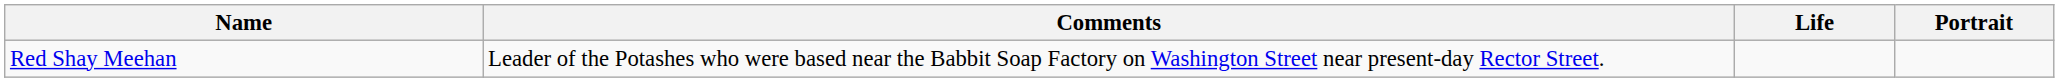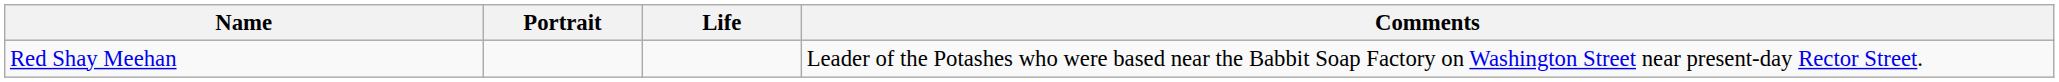columns swapped: (1974, 22) <-> (1109, 22)
